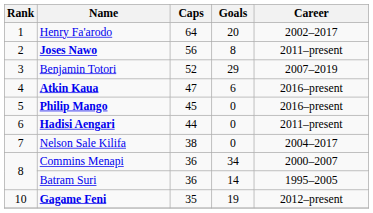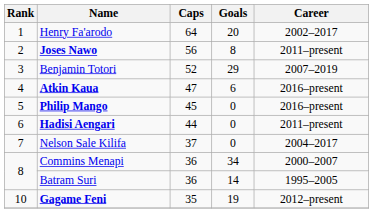(191, 143) 38 -> (191, 143) 37
